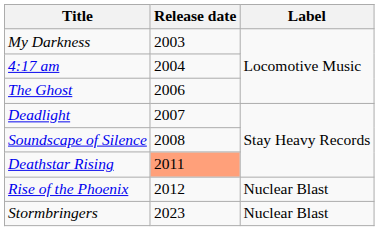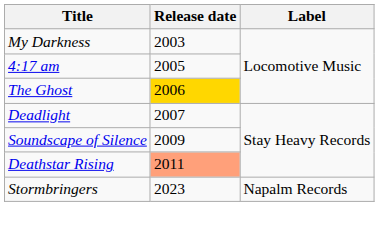(170, 66) 2004 -> (170, 66) 2005
(170, 90) no background -> (170, 90) gold background
(170, 139) 2008 -> (170, 139) 2009
- row: (68, 189)
(286, 213) Nuclear Blast -> (295, 189) Napalm Records
